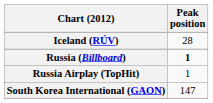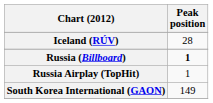(188, 90) 147 -> (188, 90) 149
